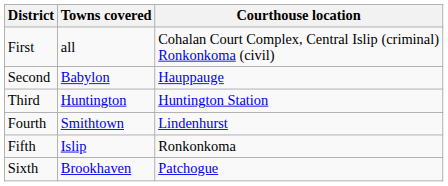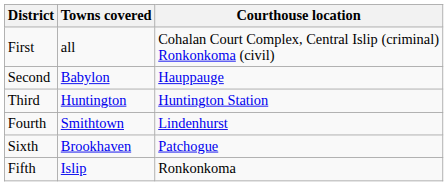rows swapped: (22, 146) <-> (23, 169)
